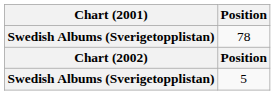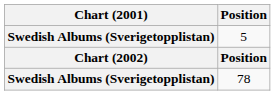rows swapped: (244, 79) <-> (244, 36)
